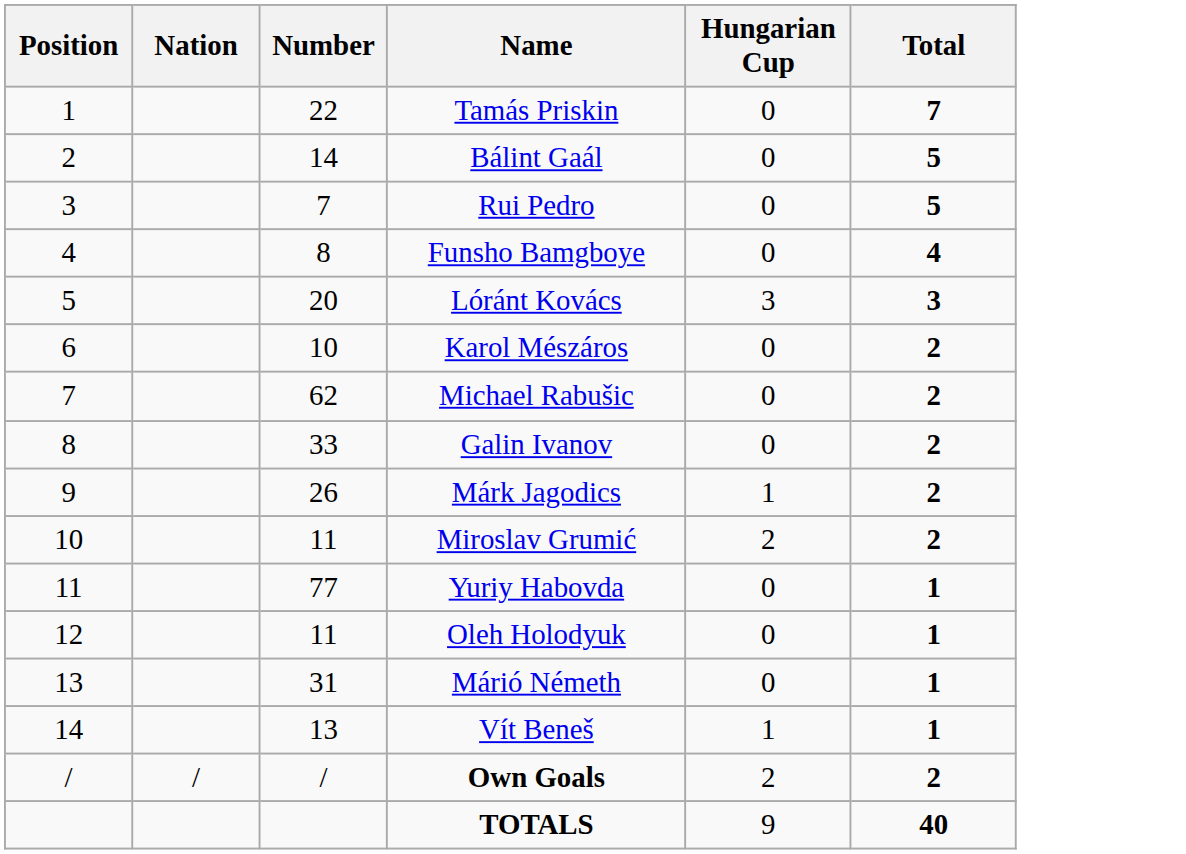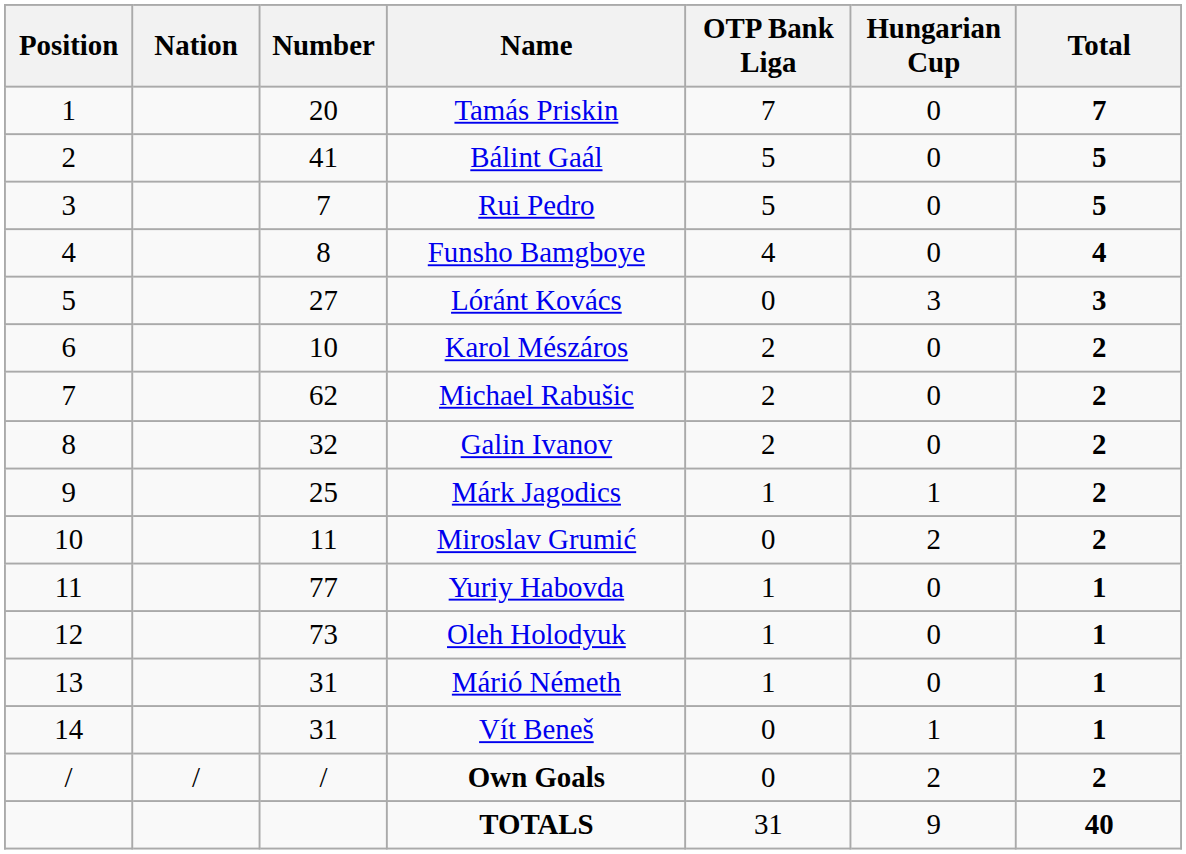+ column: (768, 45)
(323, 110) 22 -> (323, 110) 20
(323, 157) 14 -> (323, 157) 41
(323, 300) 20 -> (323, 300) 27
(323, 443) 33 -> (323, 443) 32
(323, 491) 26 -> (323, 491) 25
(323, 634) 11 -> (323, 634) 73
(323, 729) 13 -> (323, 729) 31
